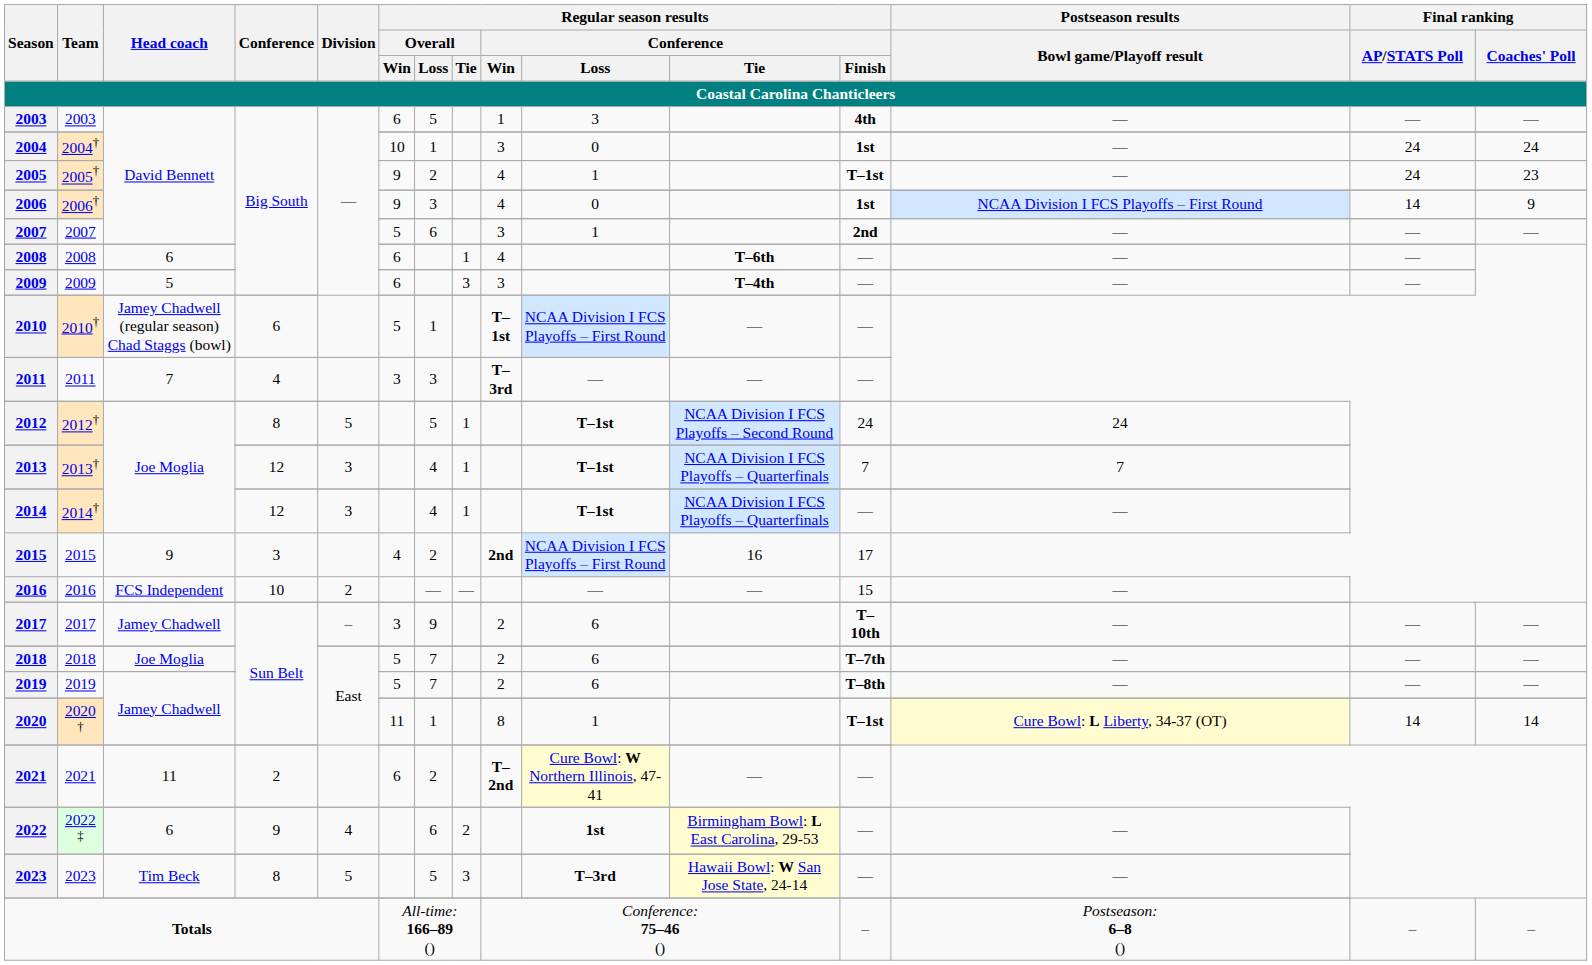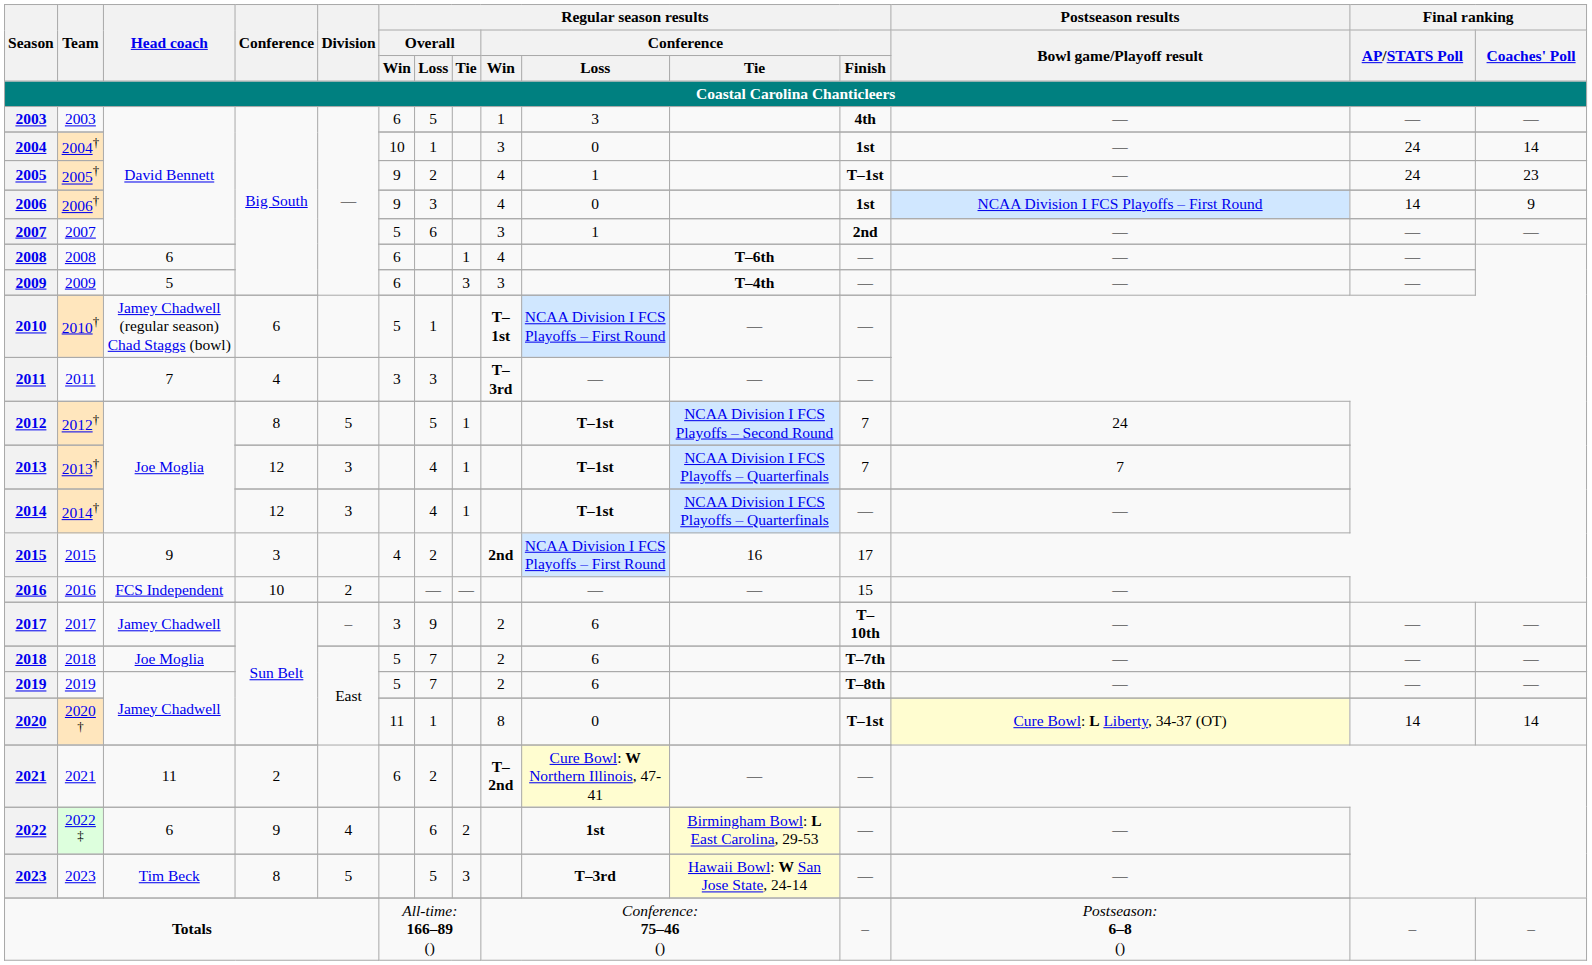(1531, 146) 24 -> (1531, 146) 14
(865, 423) 24 -> (865, 423) 7
(595, 721) 1 -> (595, 721) 0
